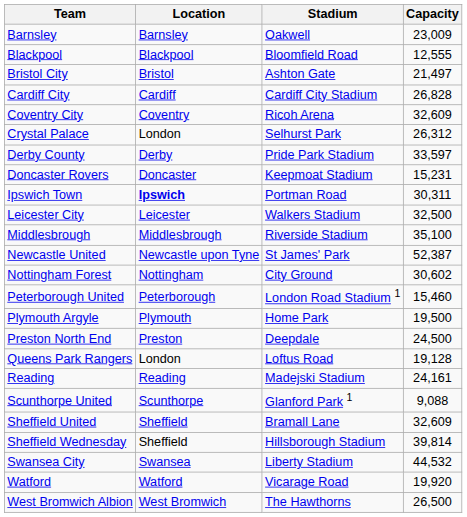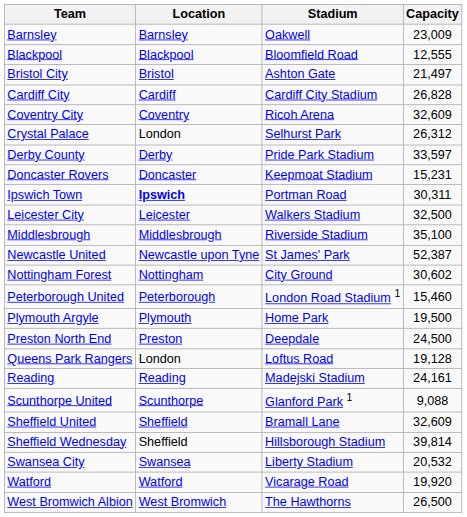(432, 462) 44,532 -> (432, 462) 20,532
